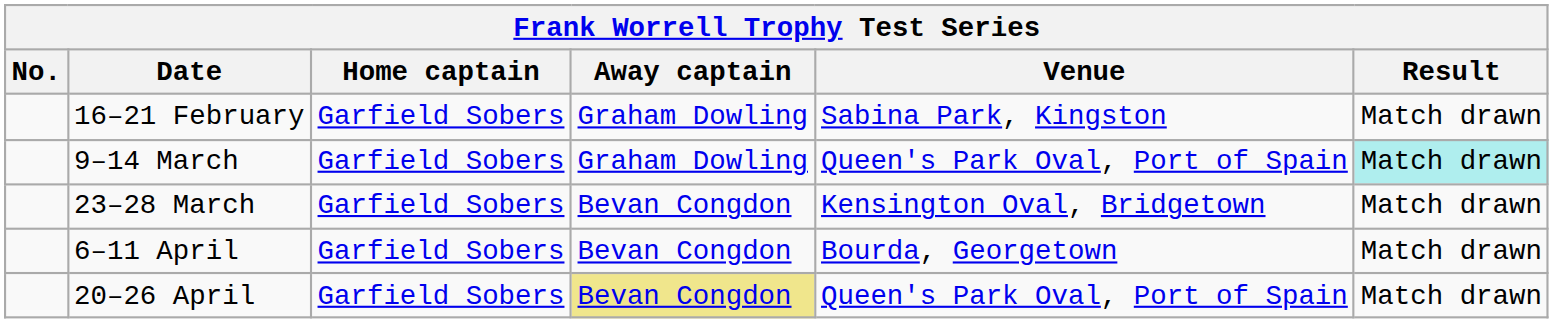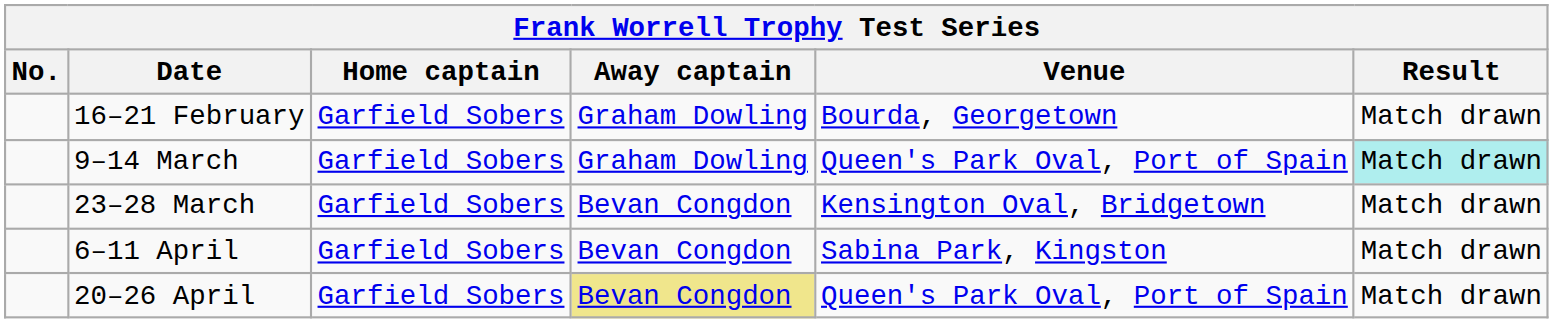(994, 117) Sabina Park, Kingston -> (969, 117) Bourda, Georgetown
(969, 251) Bourda, Georgetown -> (994, 251) Sabina Park, Kingston
